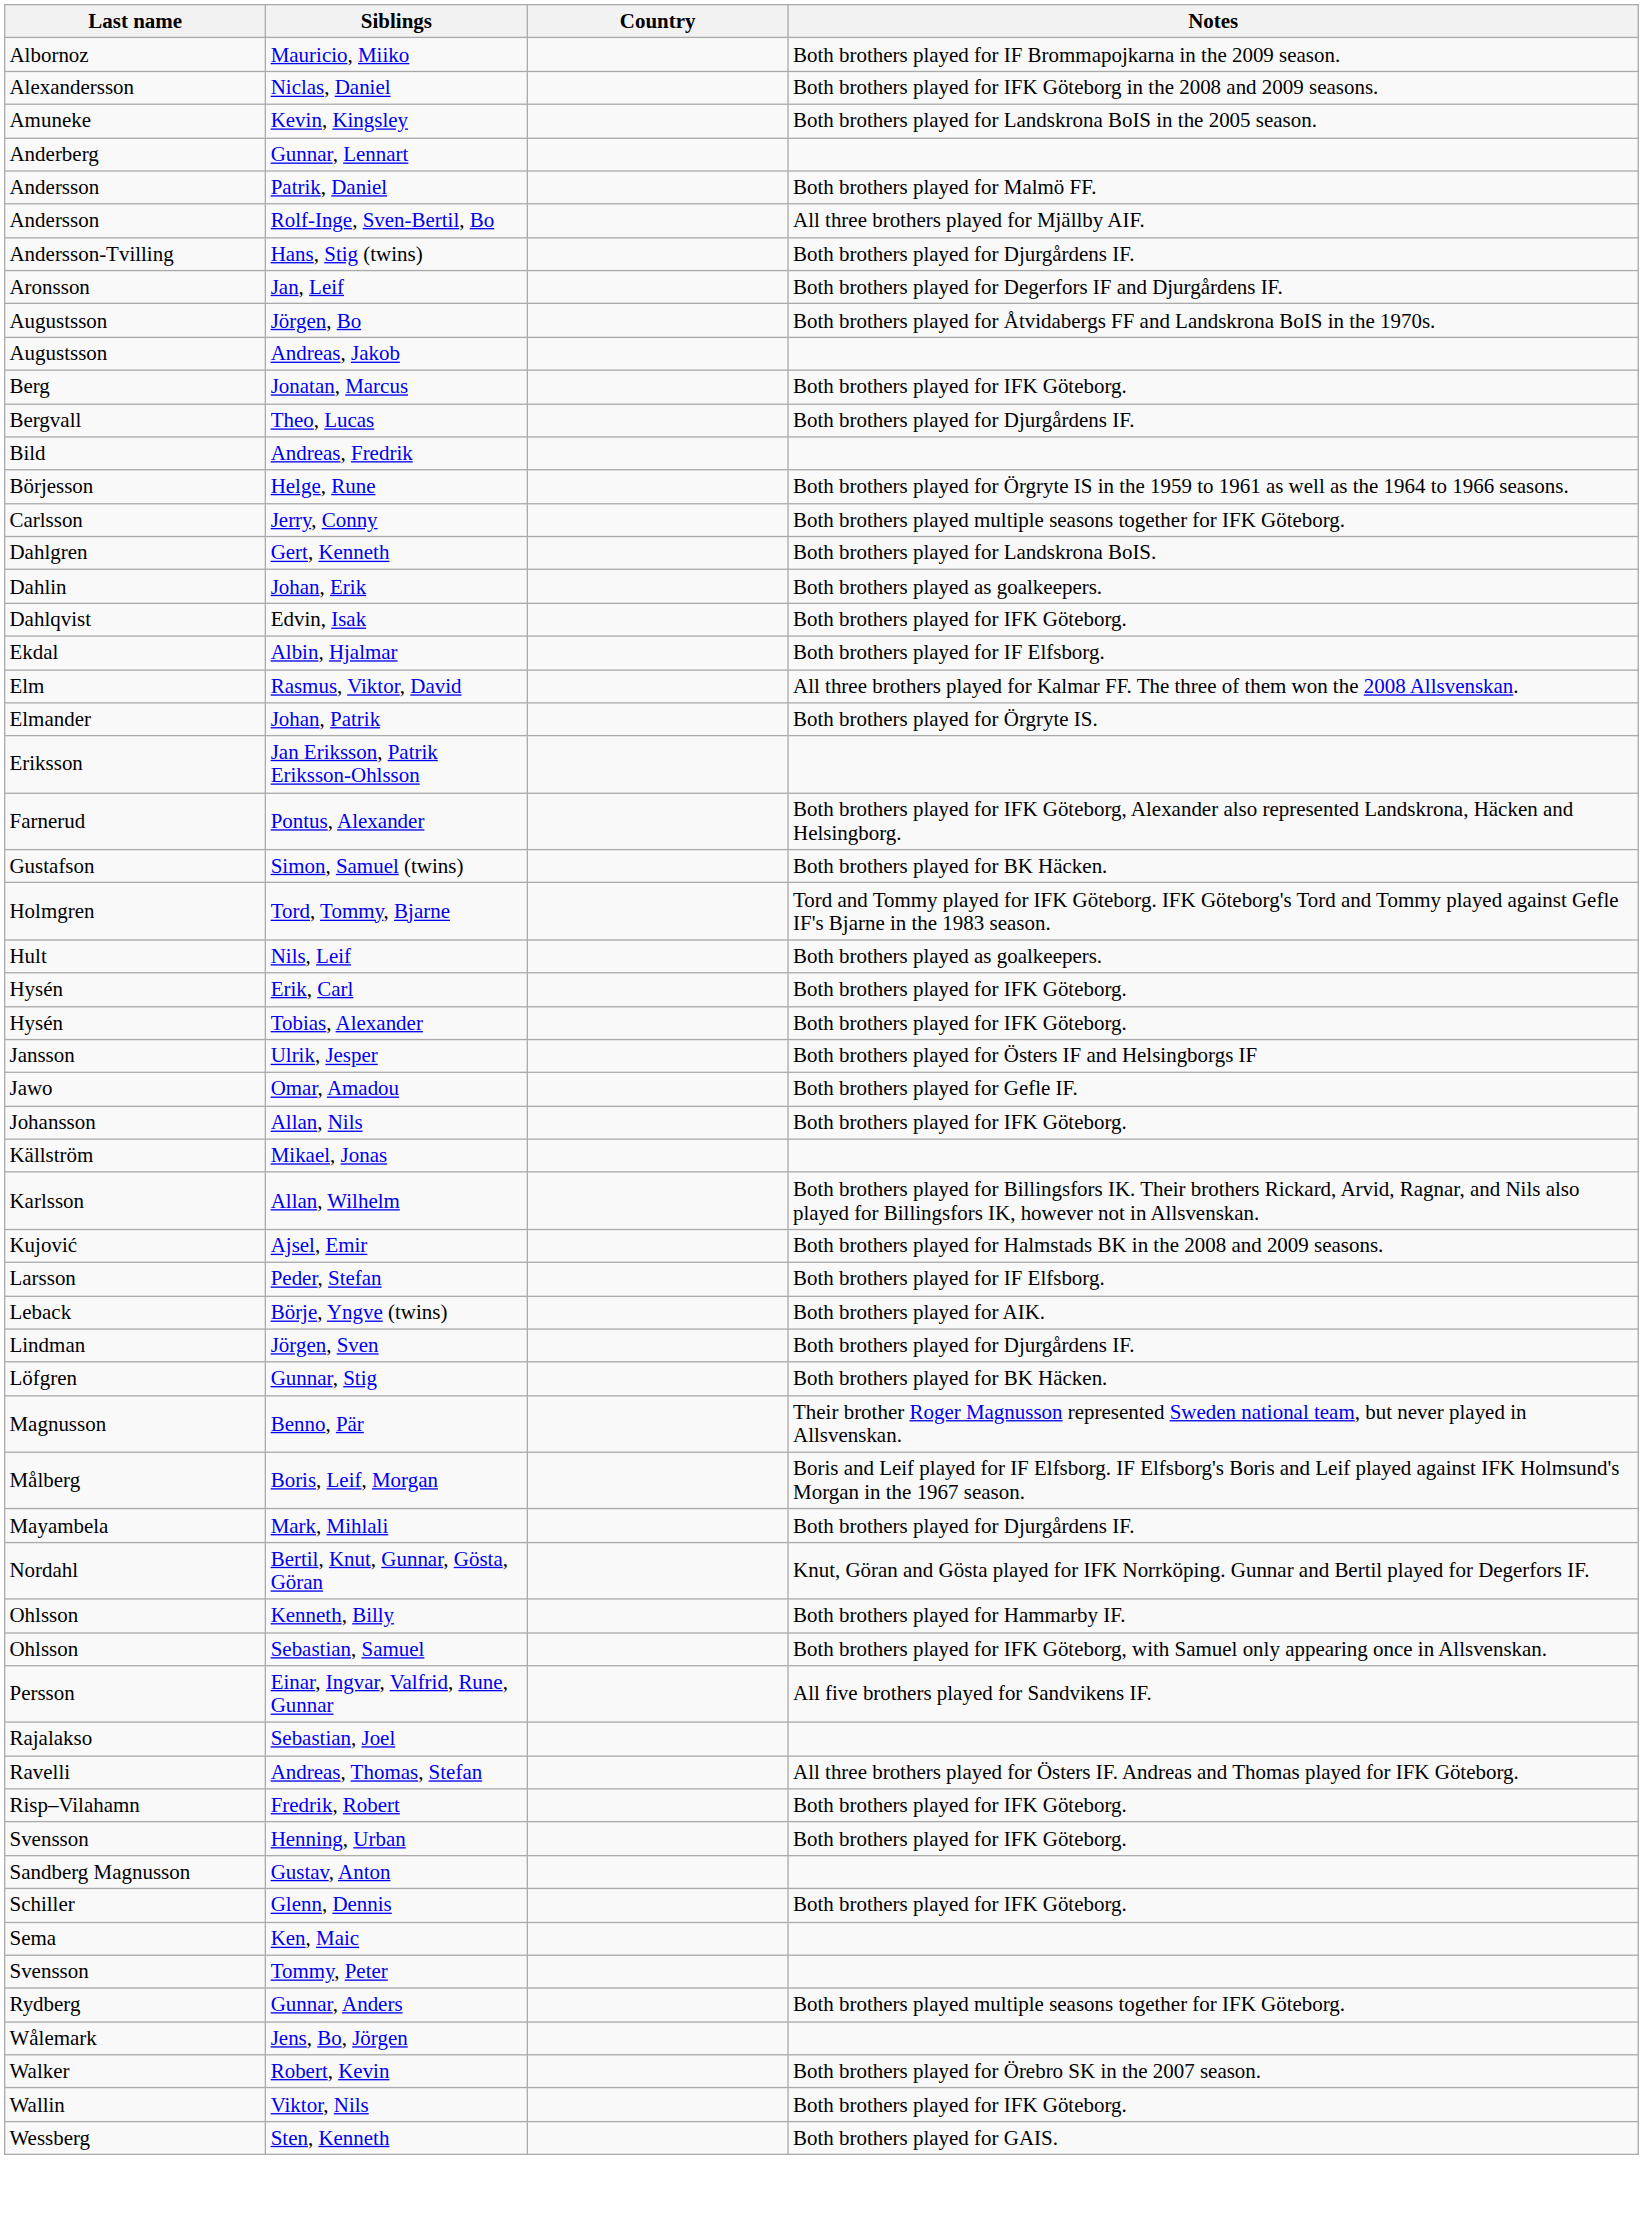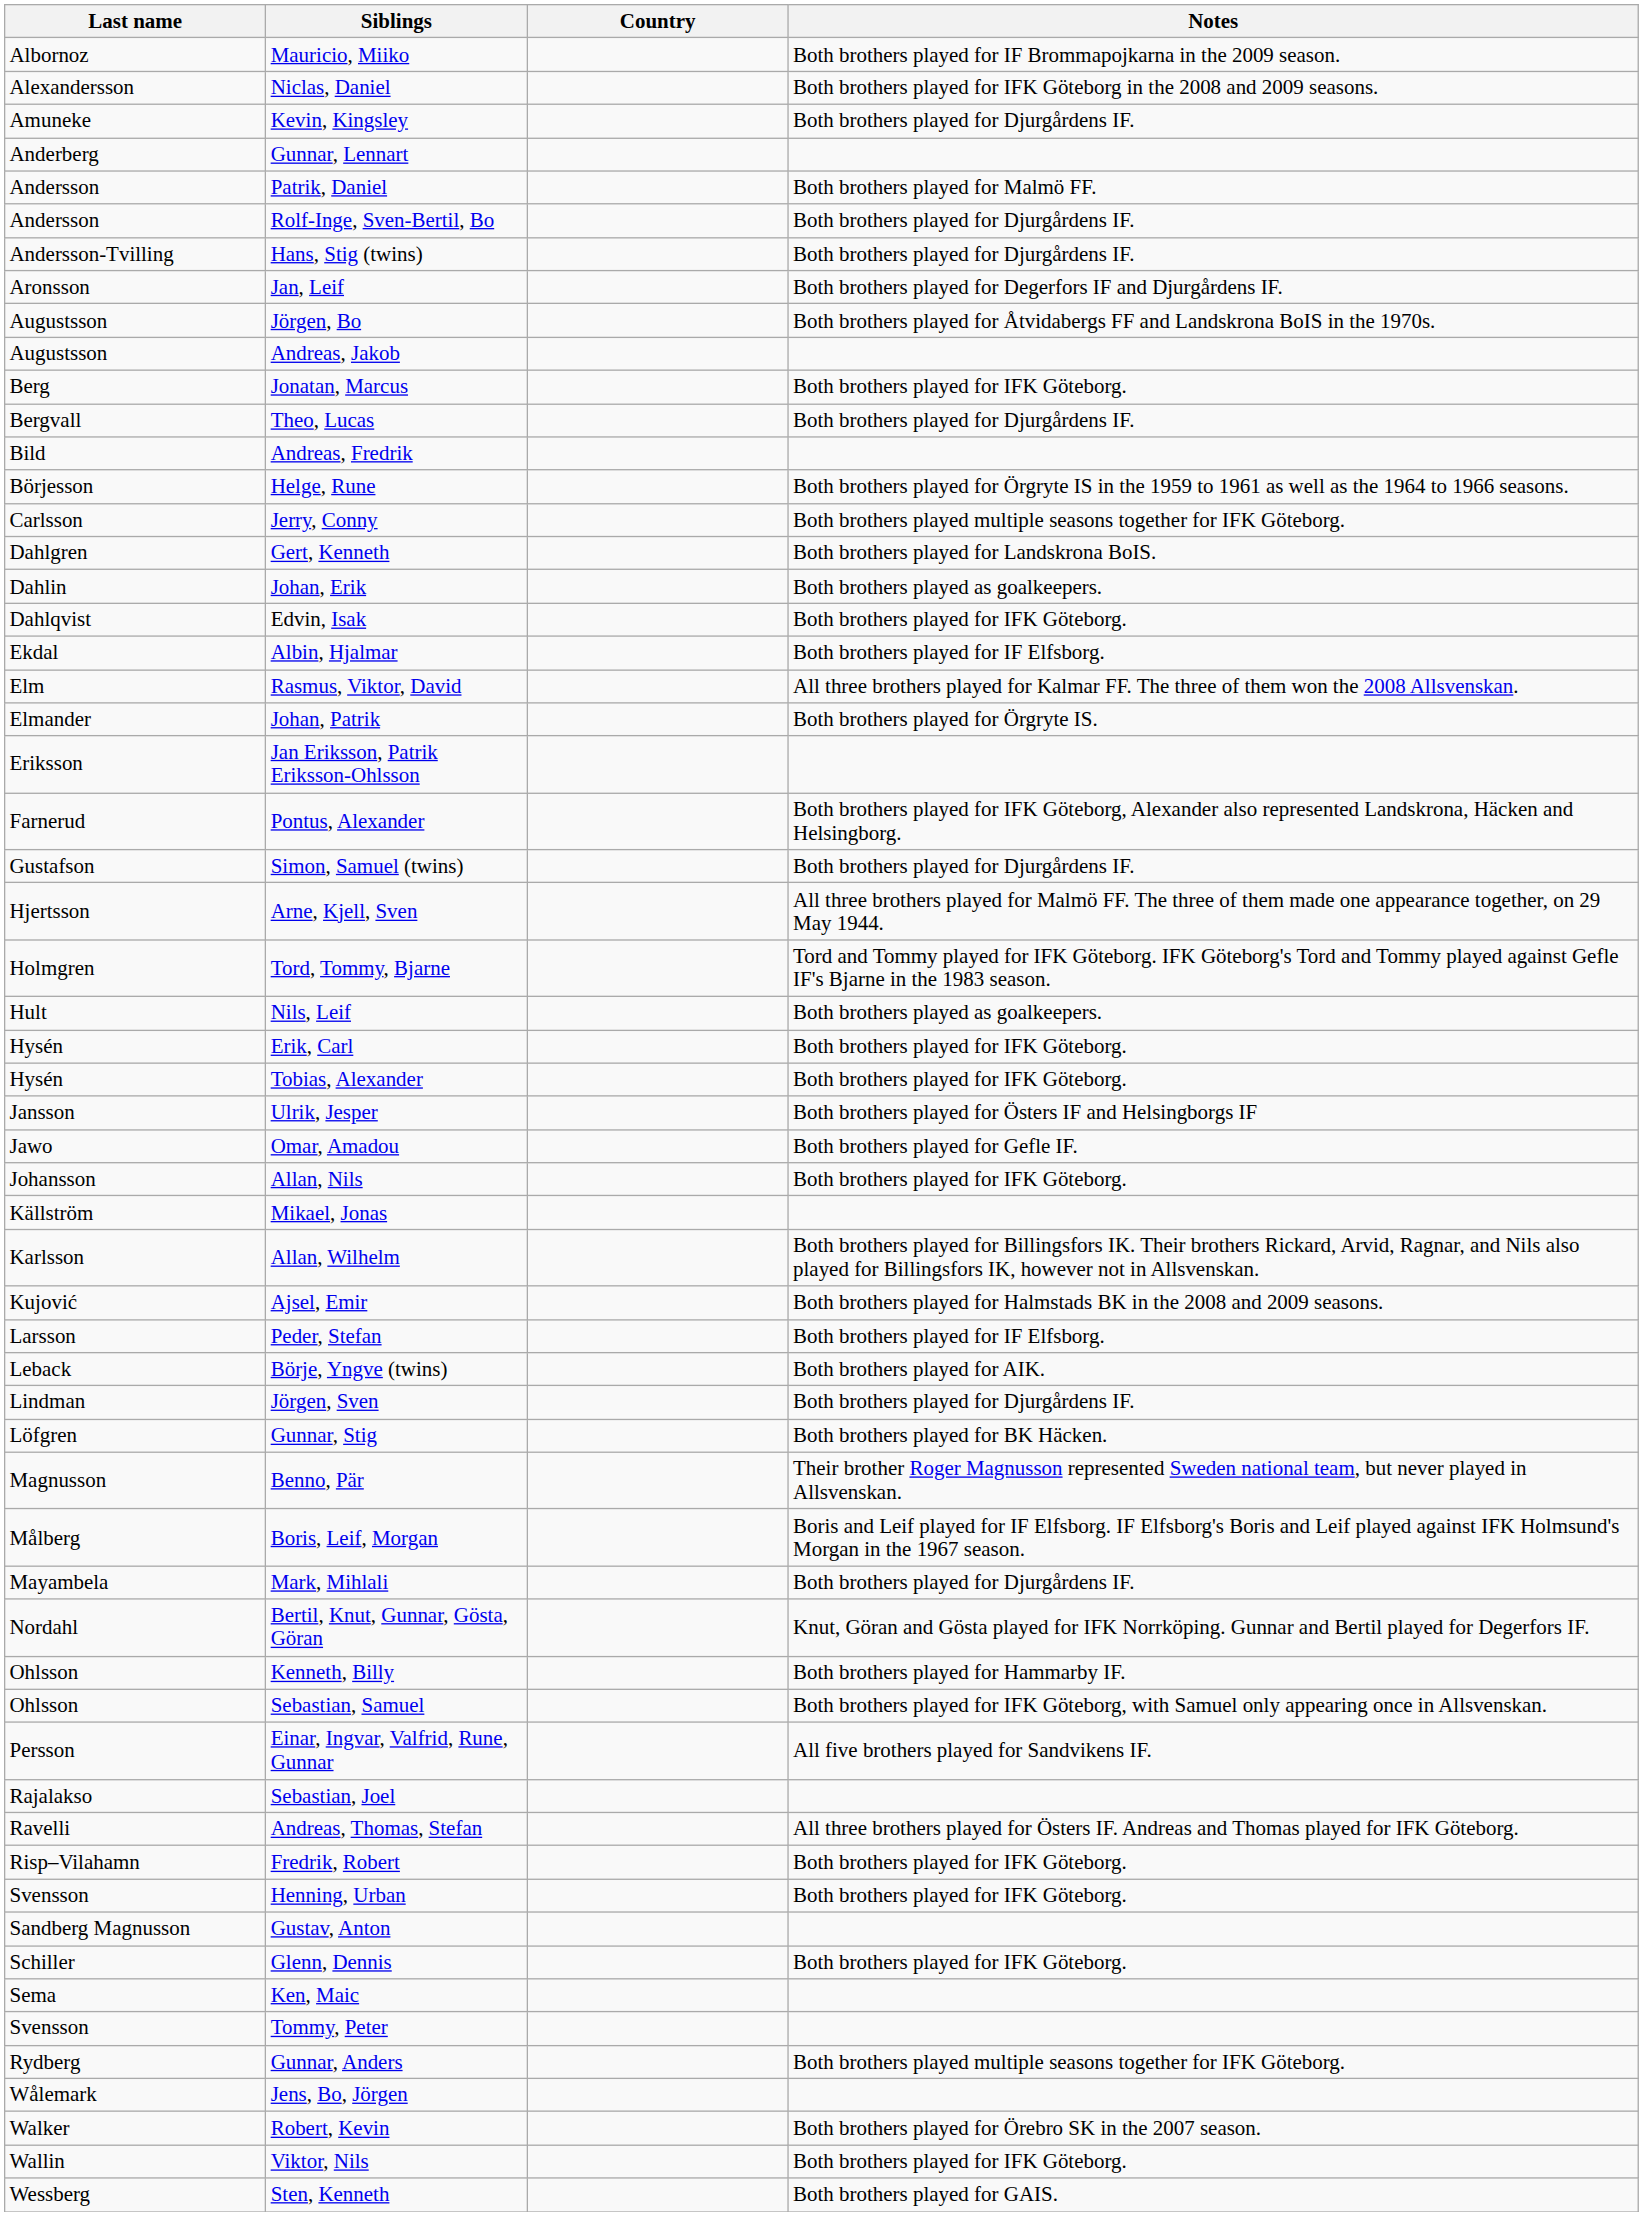(1055, 120) Both brothers played for Landskrona BoIS in the 2005 season. -> (964, 120) Both brothers played for Djurgårdens IF.
(969, 220) All three brothers played for Mjällby AIF. -> (964, 220) Both brothers played for Djurgårdens IF.
(950, 866) Both brothers played for BK Häcken. -> (964, 866) Both brothers played for Djurgårdens IF.
+ row: (344, 911)
